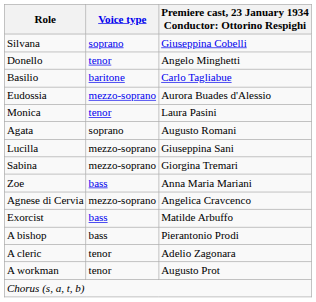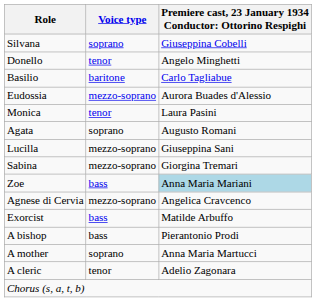(207, 183) no background -> (207, 183) lightblue background
+ row: (28, 253)
- row: (33, 270)
